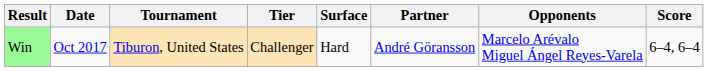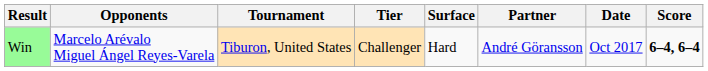columns swapped: (80, 15) <-> (562, 15)
(674, 46) normal -> (674, 46) bold
